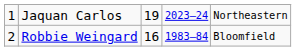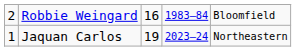rows swapped: (72, 15) <-> (80, 36)
